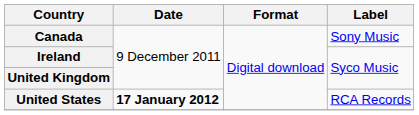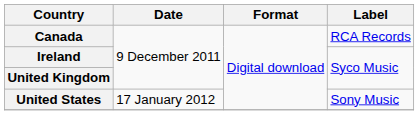(365, 36) Sony Music -> (371, 36) RCA Records
(167, 99) bold -> (166, 99) normal
(371, 99) RCA Records -> (365, 99) Sony Music
